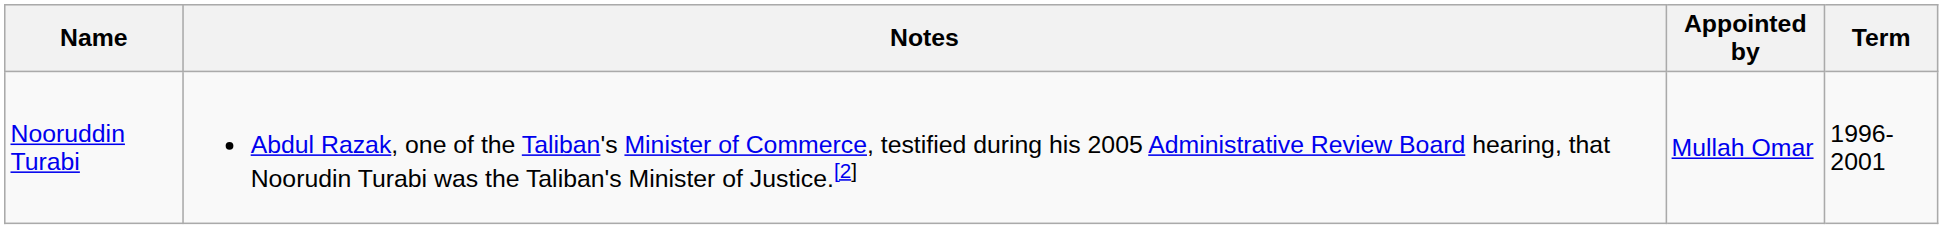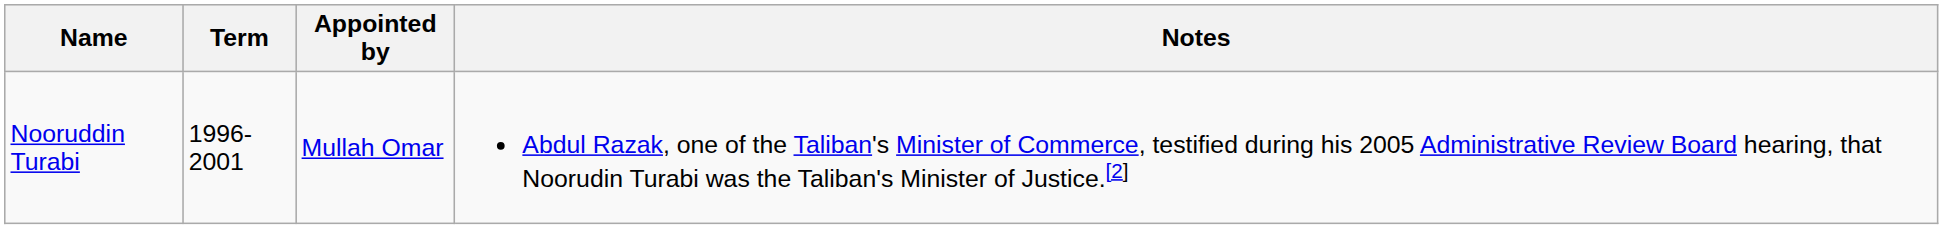columns swapped: (1881, 38) <-> (924, 38)
